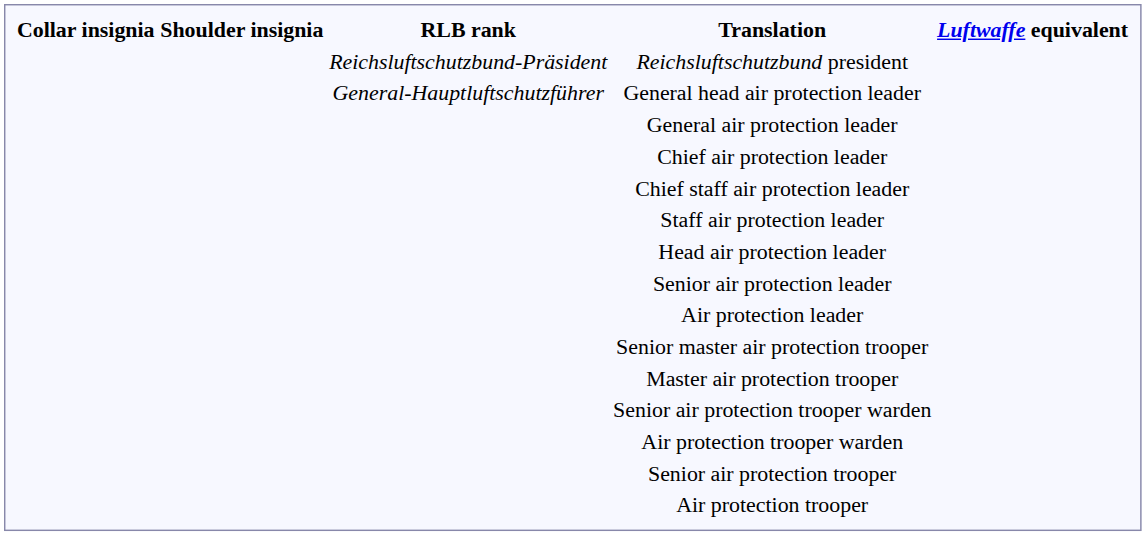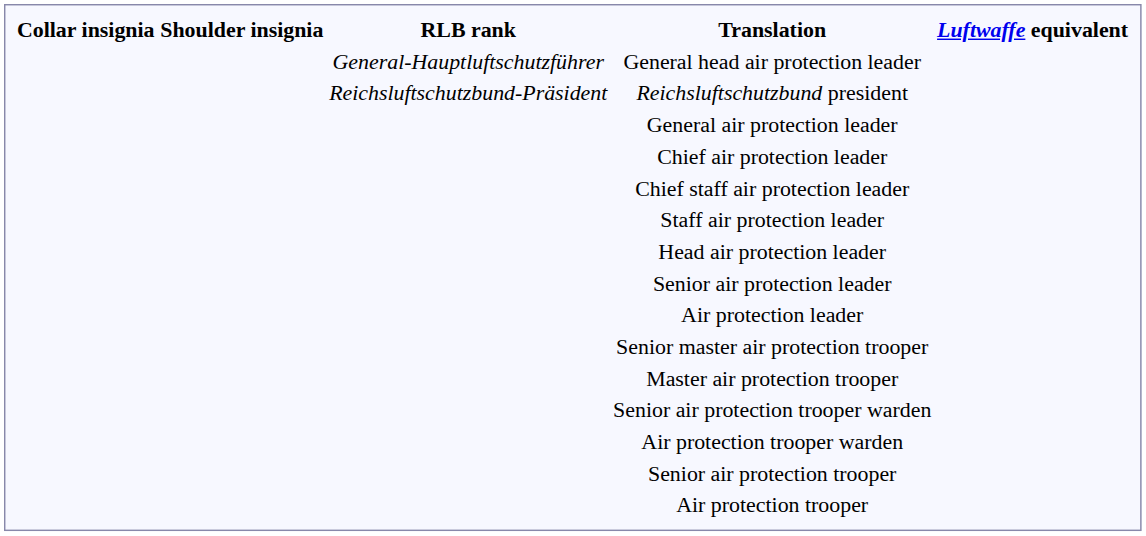rows swapped: (772, 61) <-> (772, 93)
